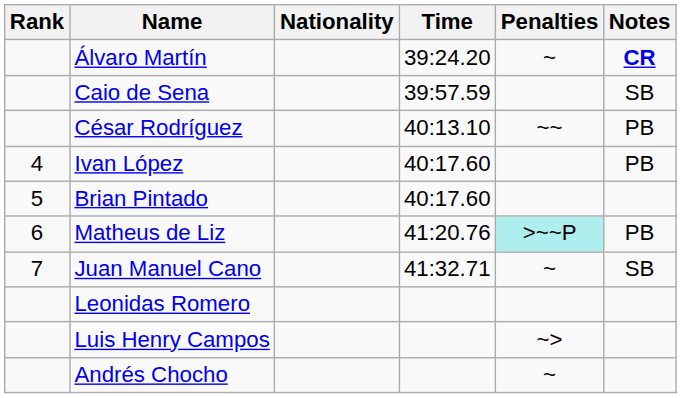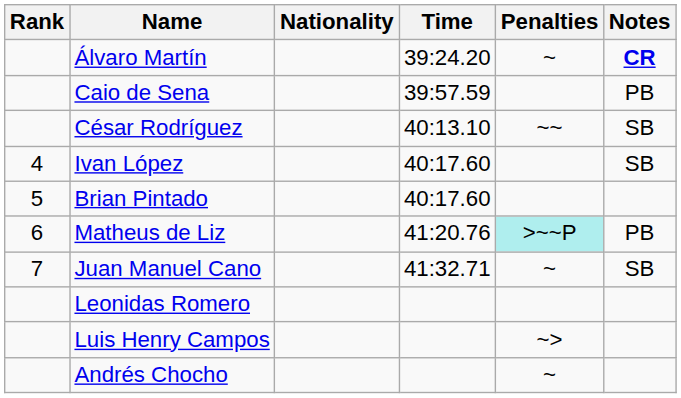(640, 92) SB -> (640, 92) PB
(640, 127) PB -> (640, 127) SB
(640, 163) PB -> (640, 163) SB
